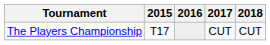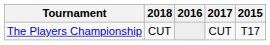columns swapped: (160, 13) <-> (250, 13)
